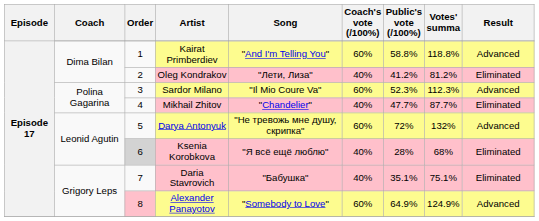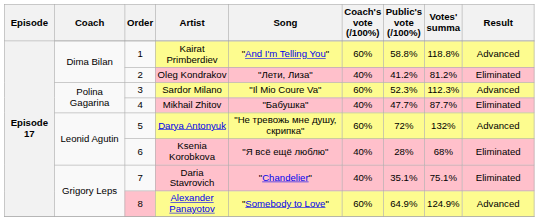(285, 105) "Chandelier" -> (285, 105) "Бабушка"
(140, 152) lightgrey background -> (140, 152) no background
(285, 178) "Бабушка" -> (285, 178) "Chandelier"
